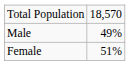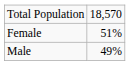rows swapped: (19, 32) <-> (24, 51)
